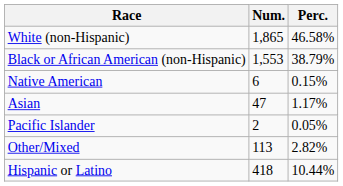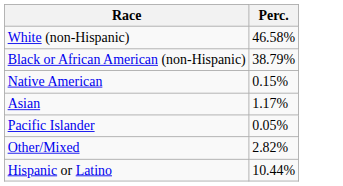- column: (269, 15)
